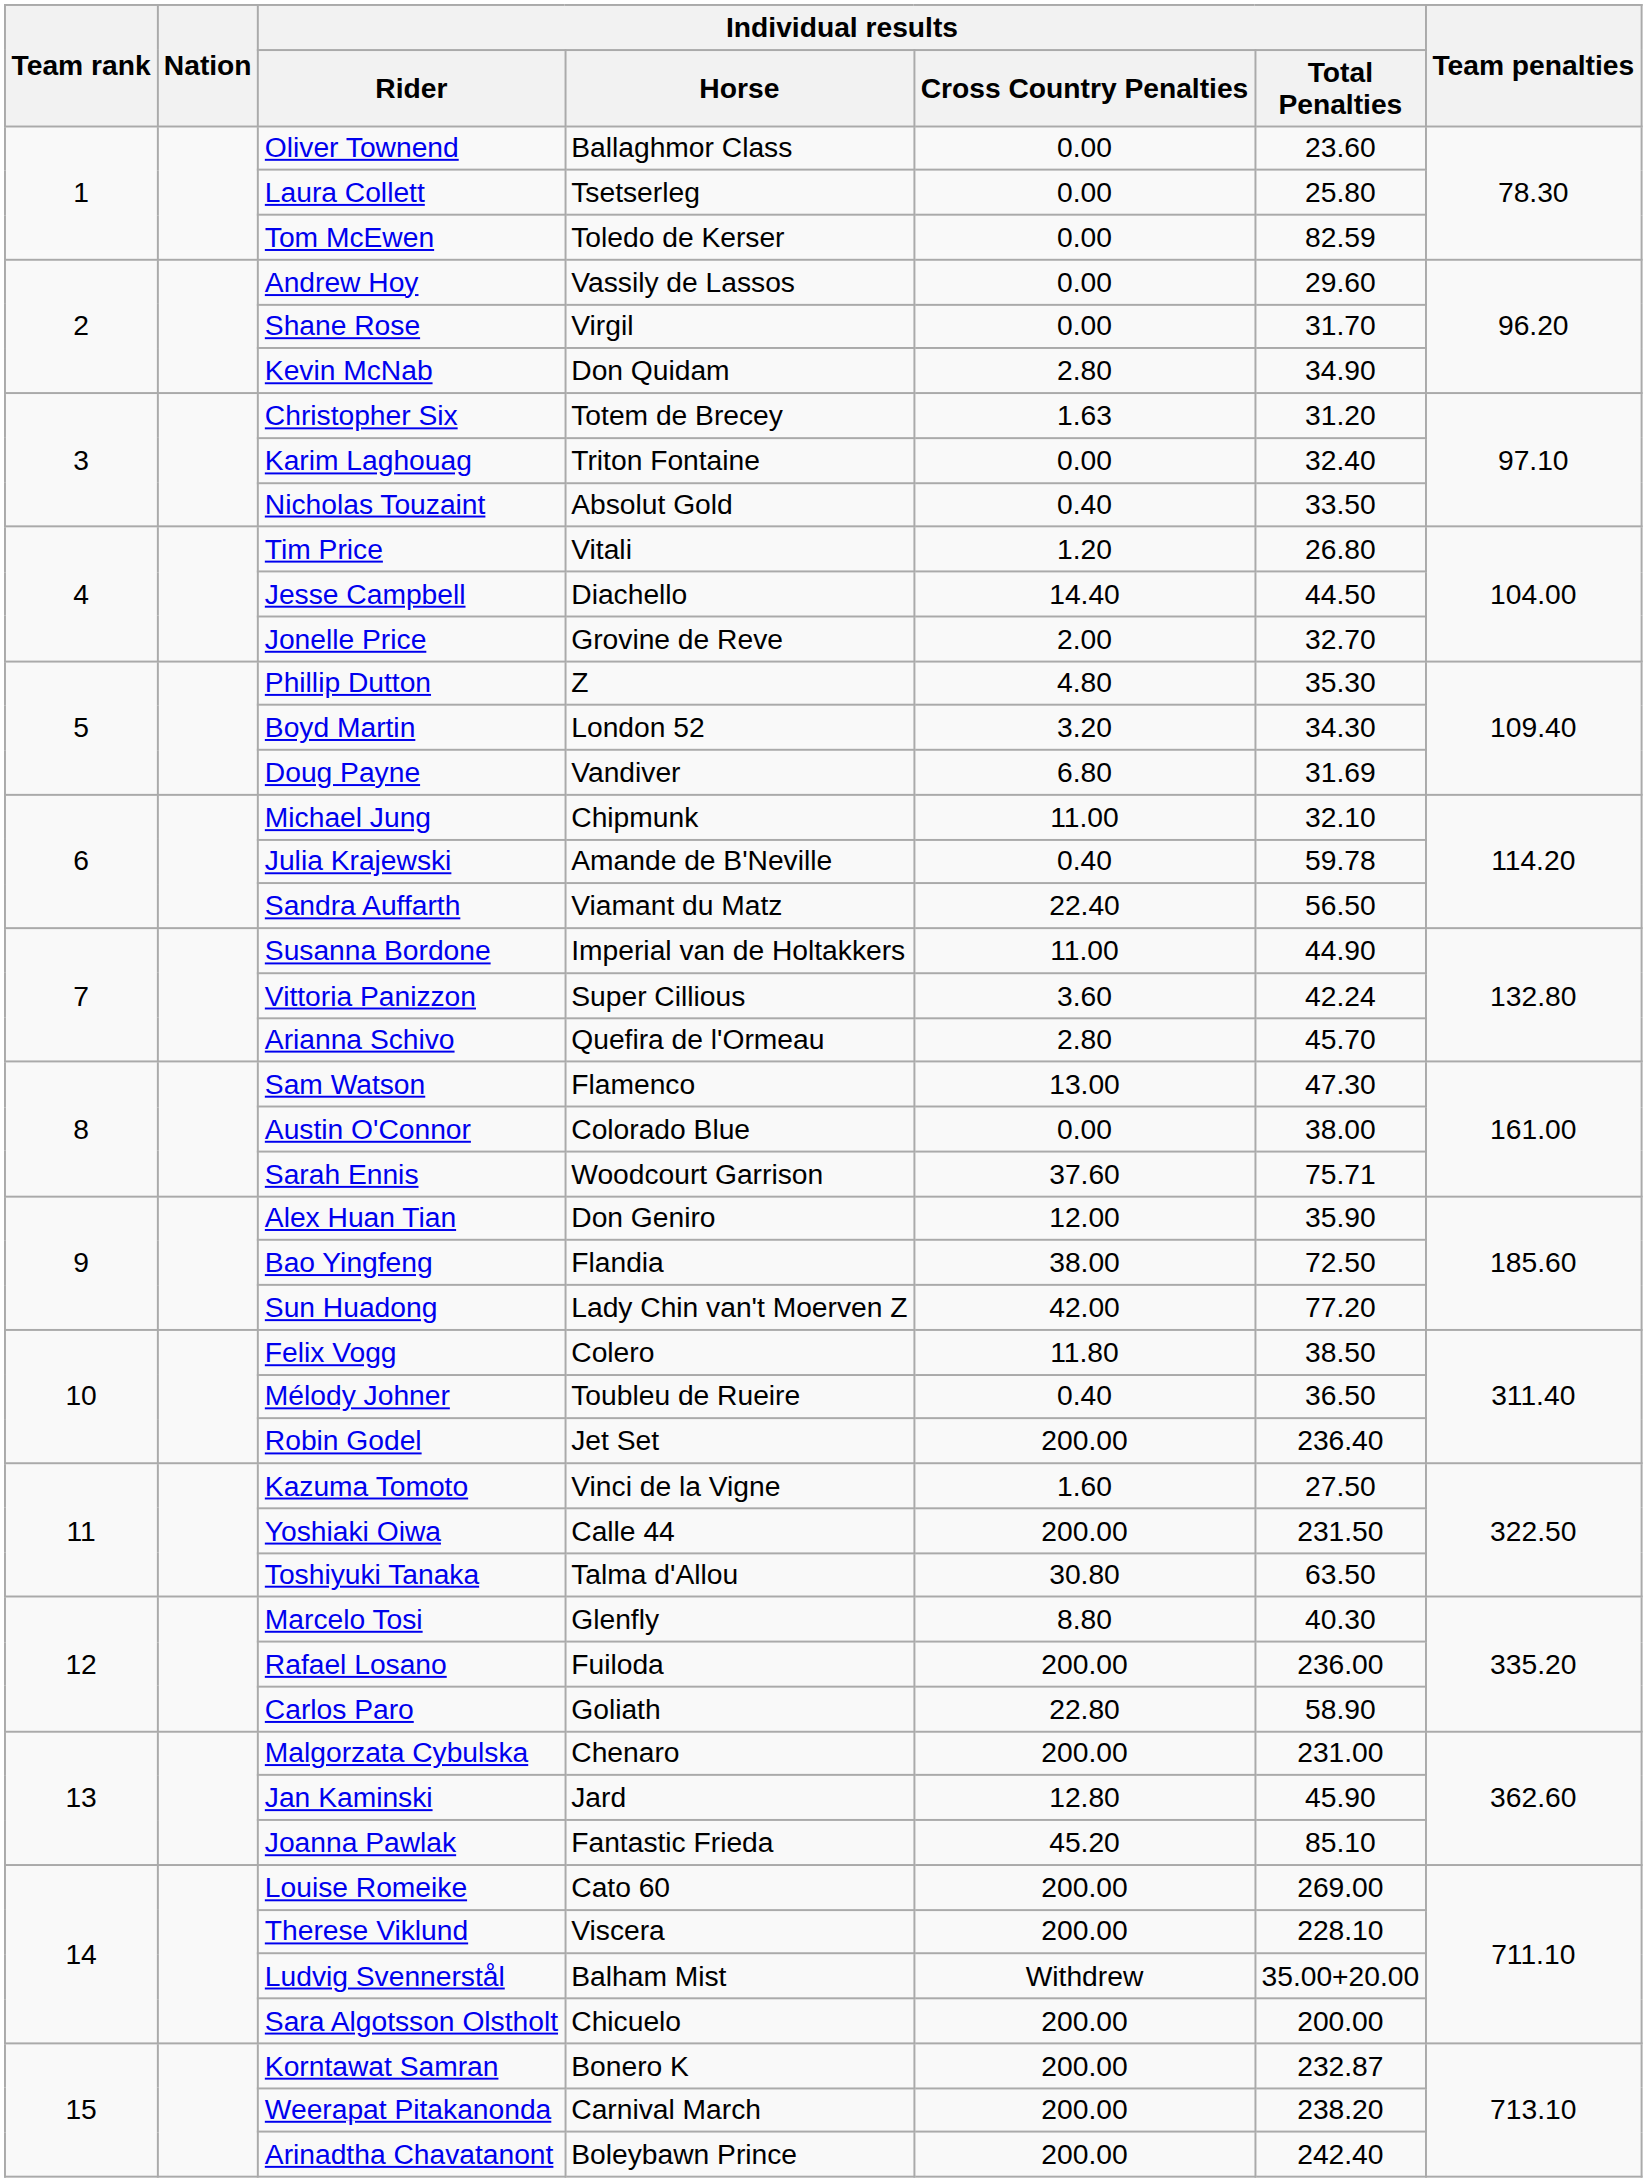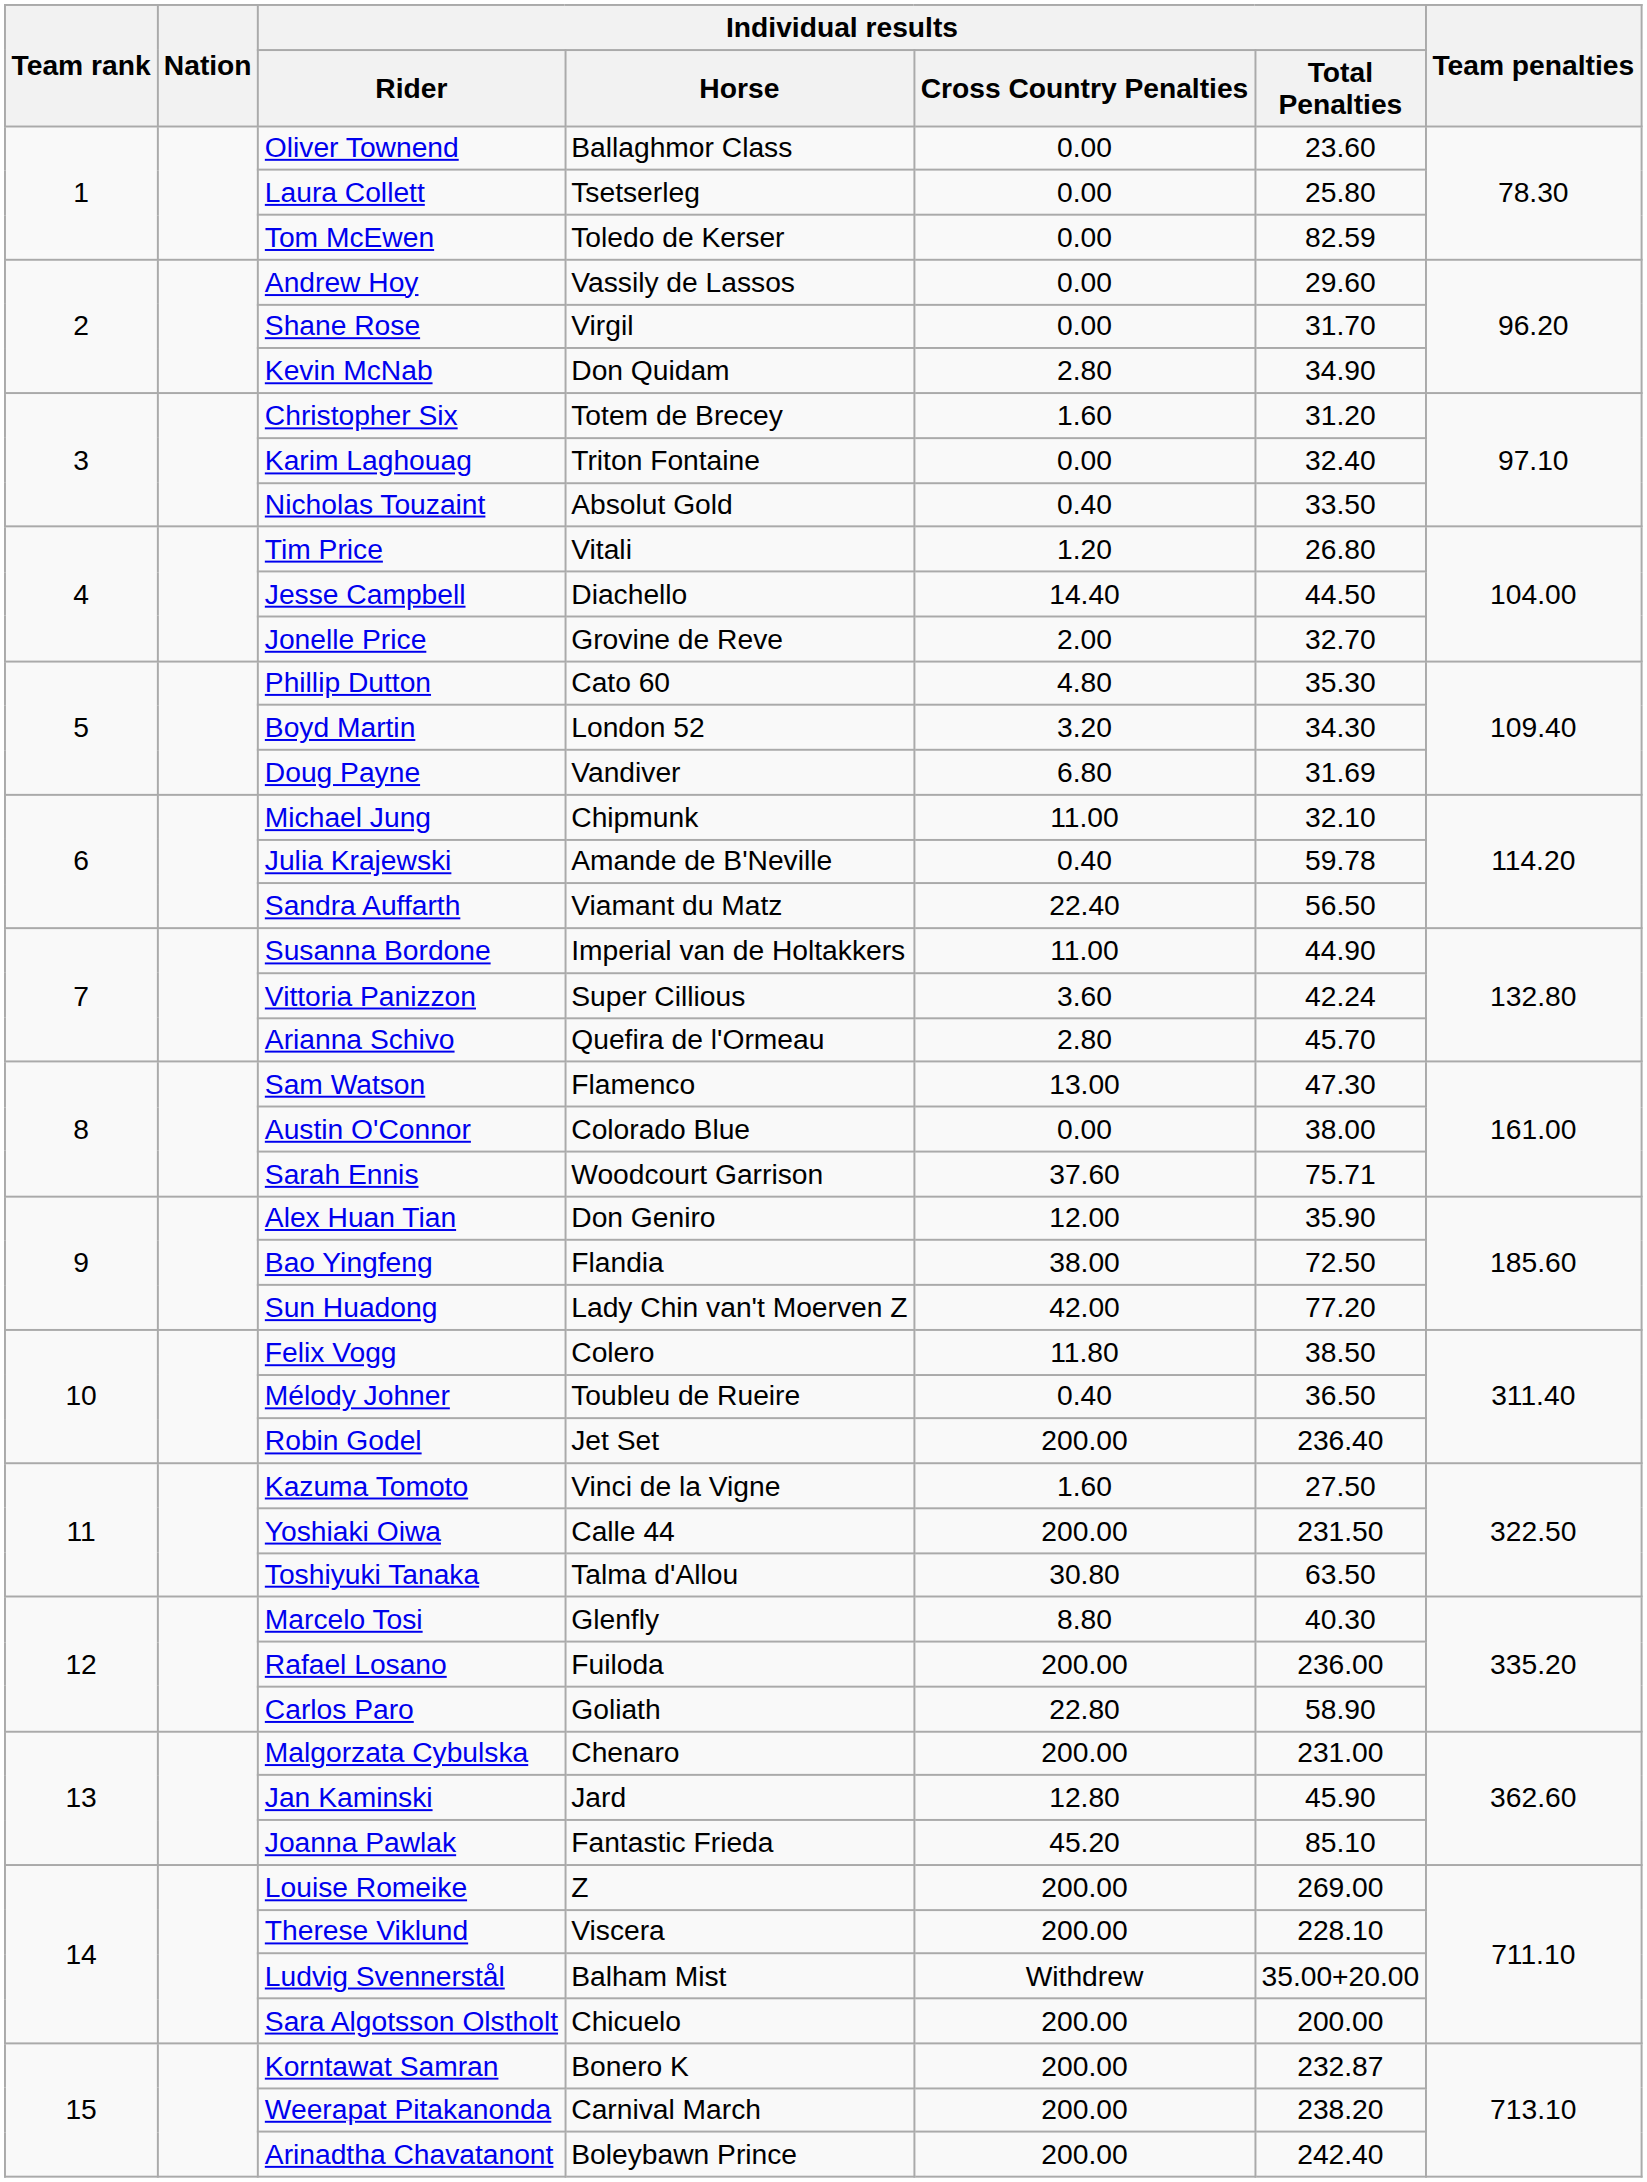(1084, 416) 1.63 -> (1084, 416) 1.60
(580, 683) Z -> (621, 683) Cato 60
(621, 1887) Cato 60 -> (580, 1887) Z
